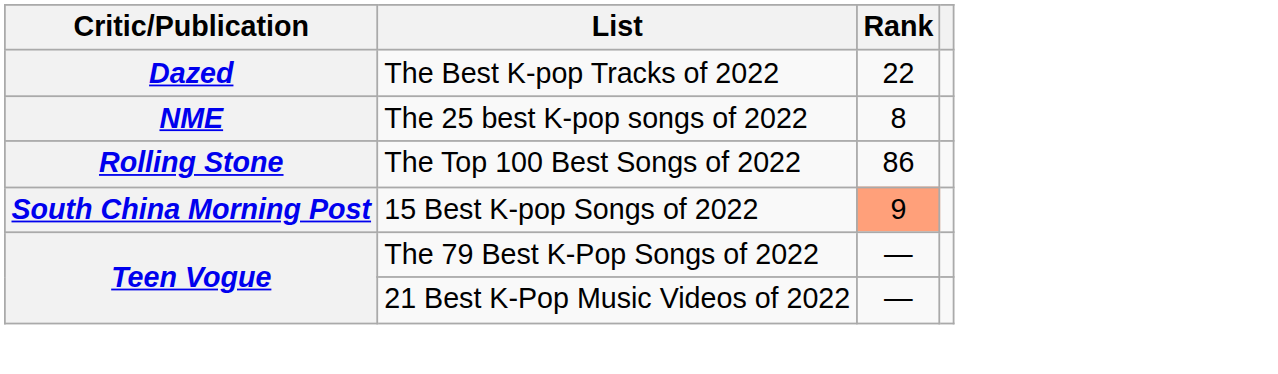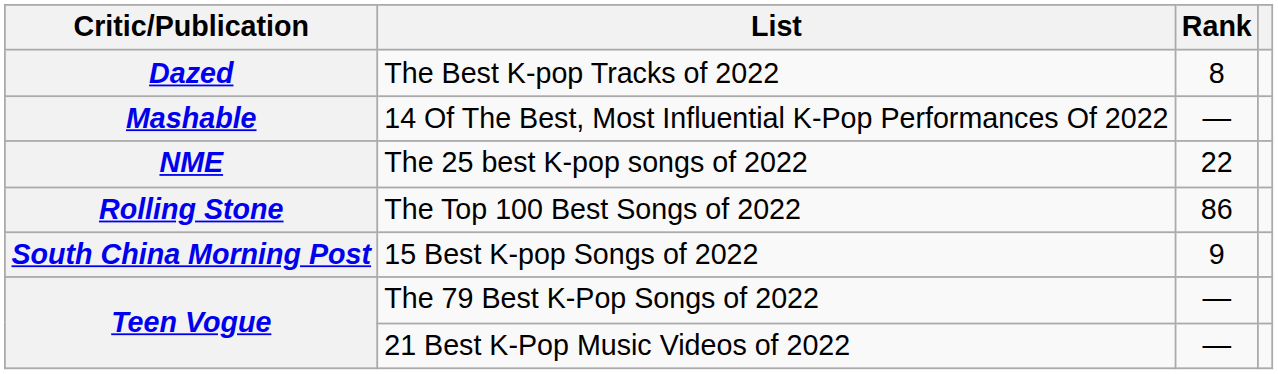(898, 72) 22 -> (1217, 72) 8
+ row: (776, 118)
(898, 118) 8 -> (1217, 163) 22
(898, 208) lightsalmon background -> (1217, 254) no background
